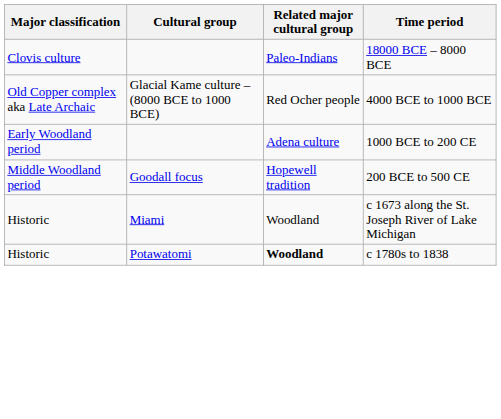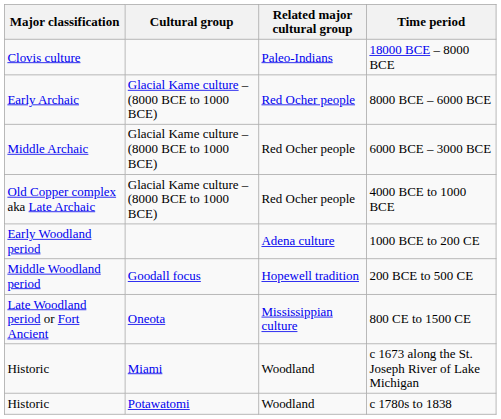+ row: (430, 99)
+ row: (430, 149)
+ row: (420, 319)
(295, 254) bold -> (288, 403) normal
